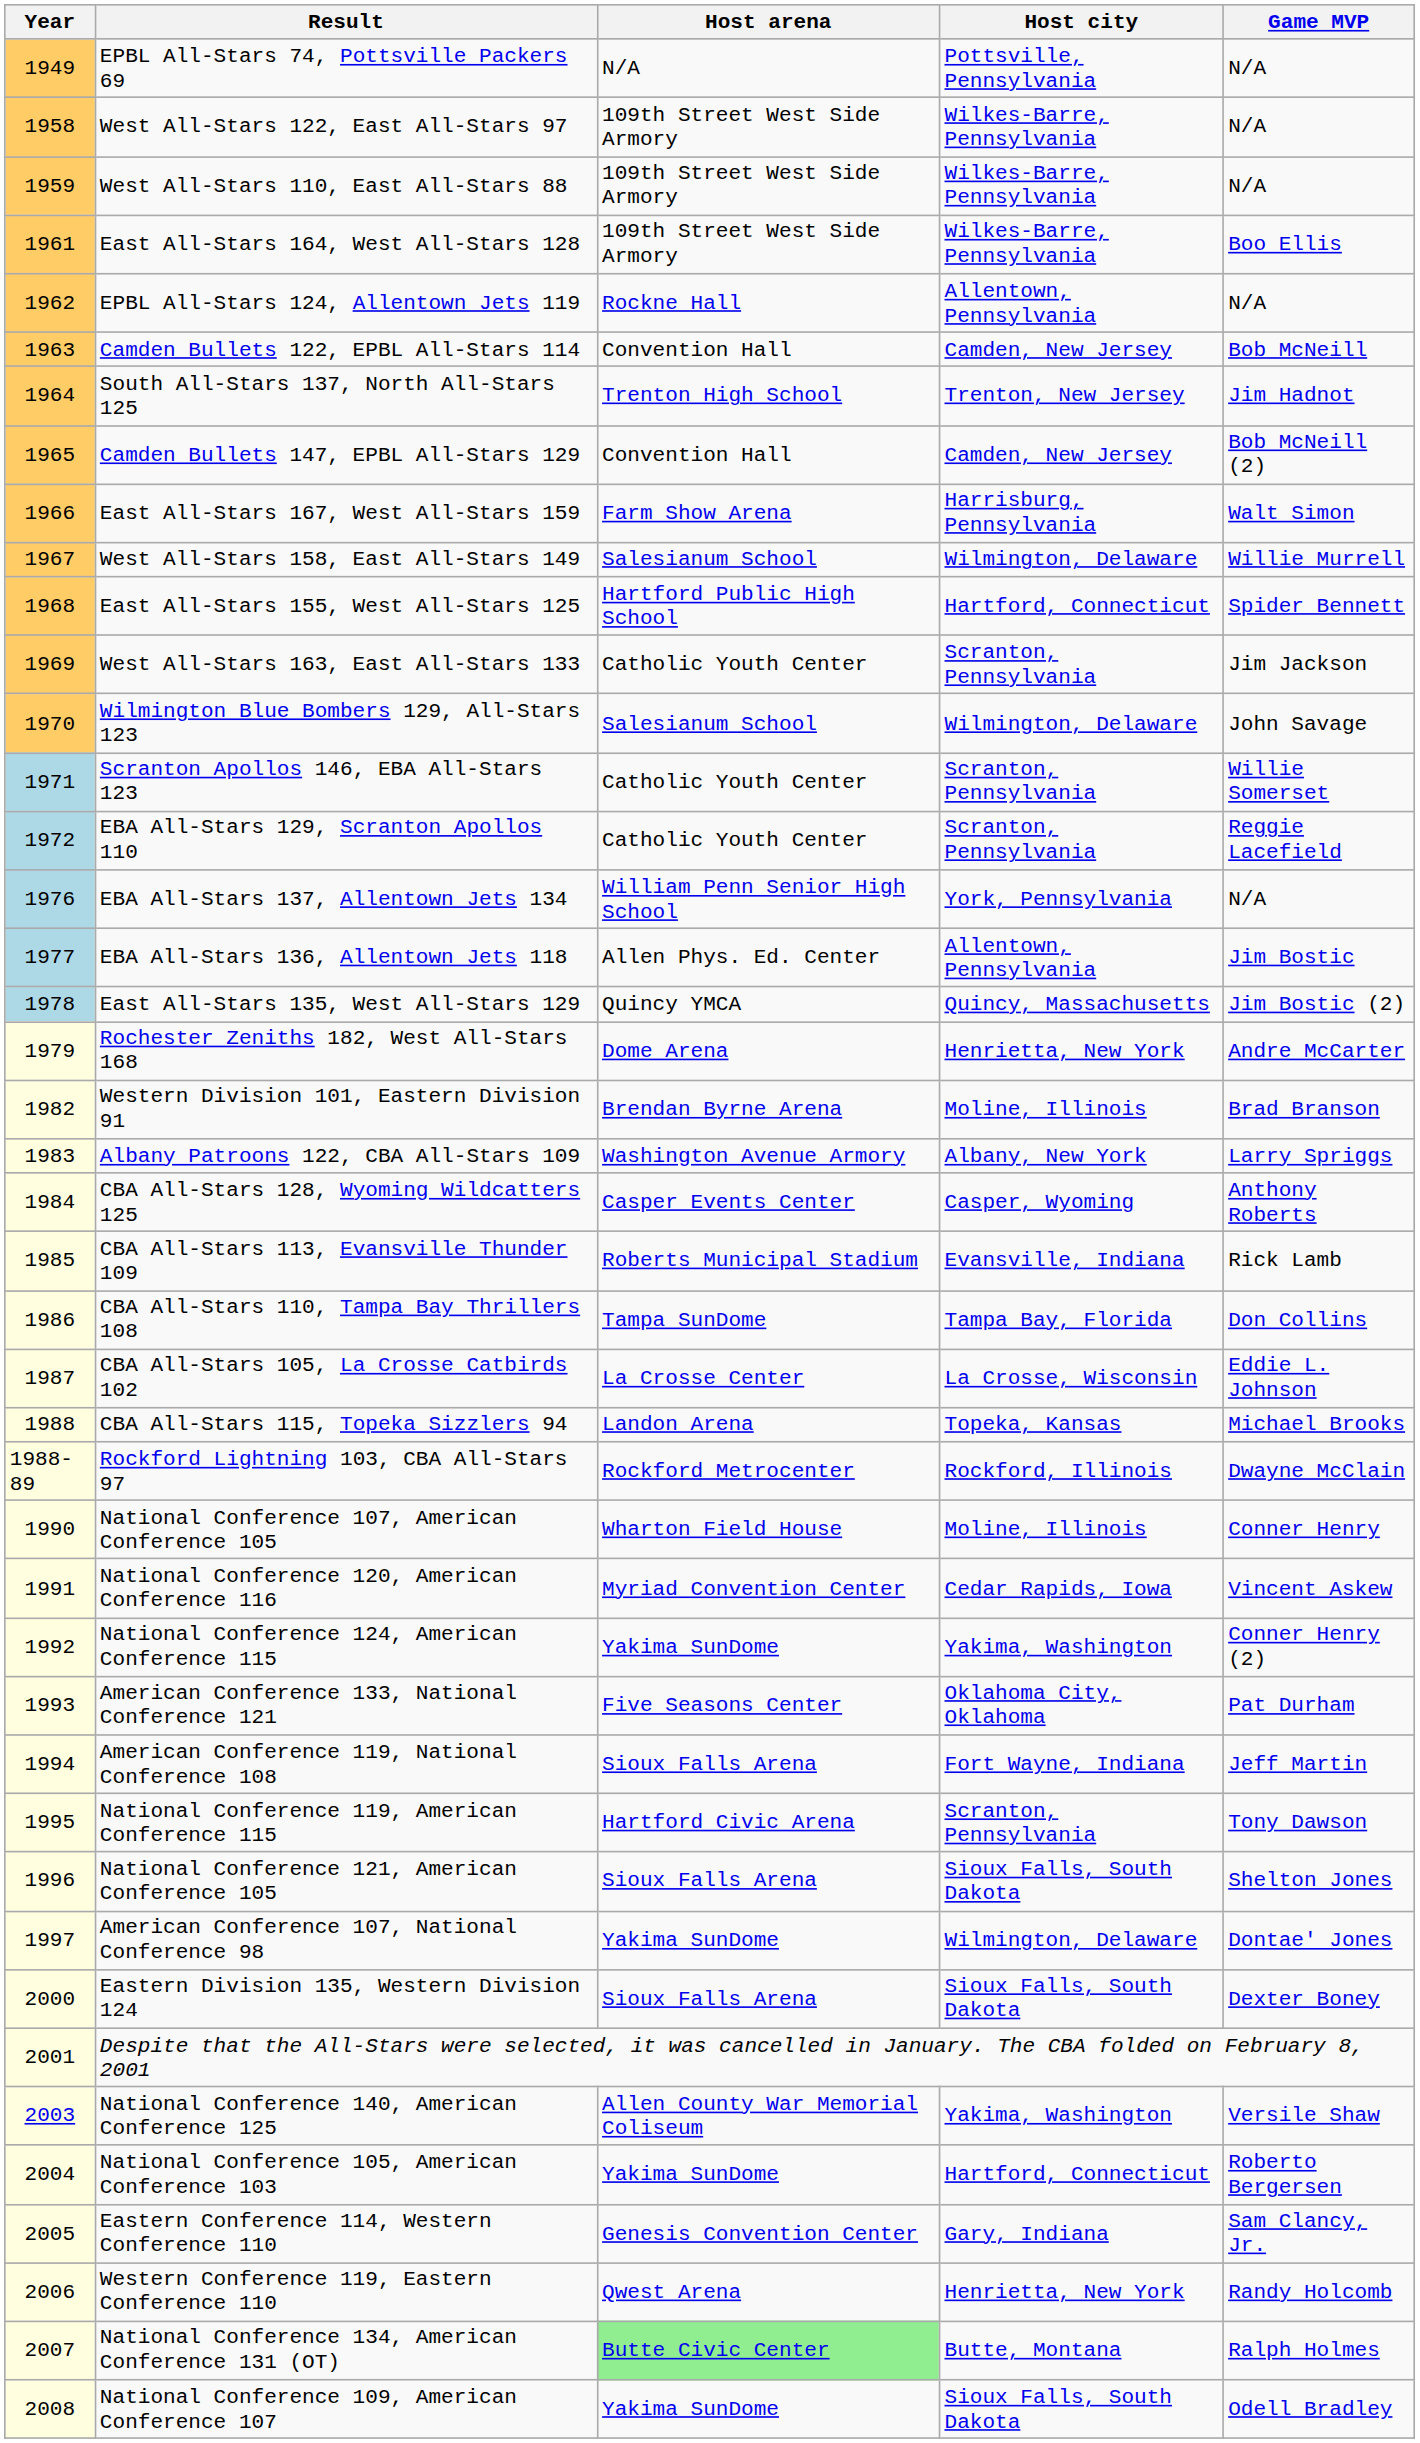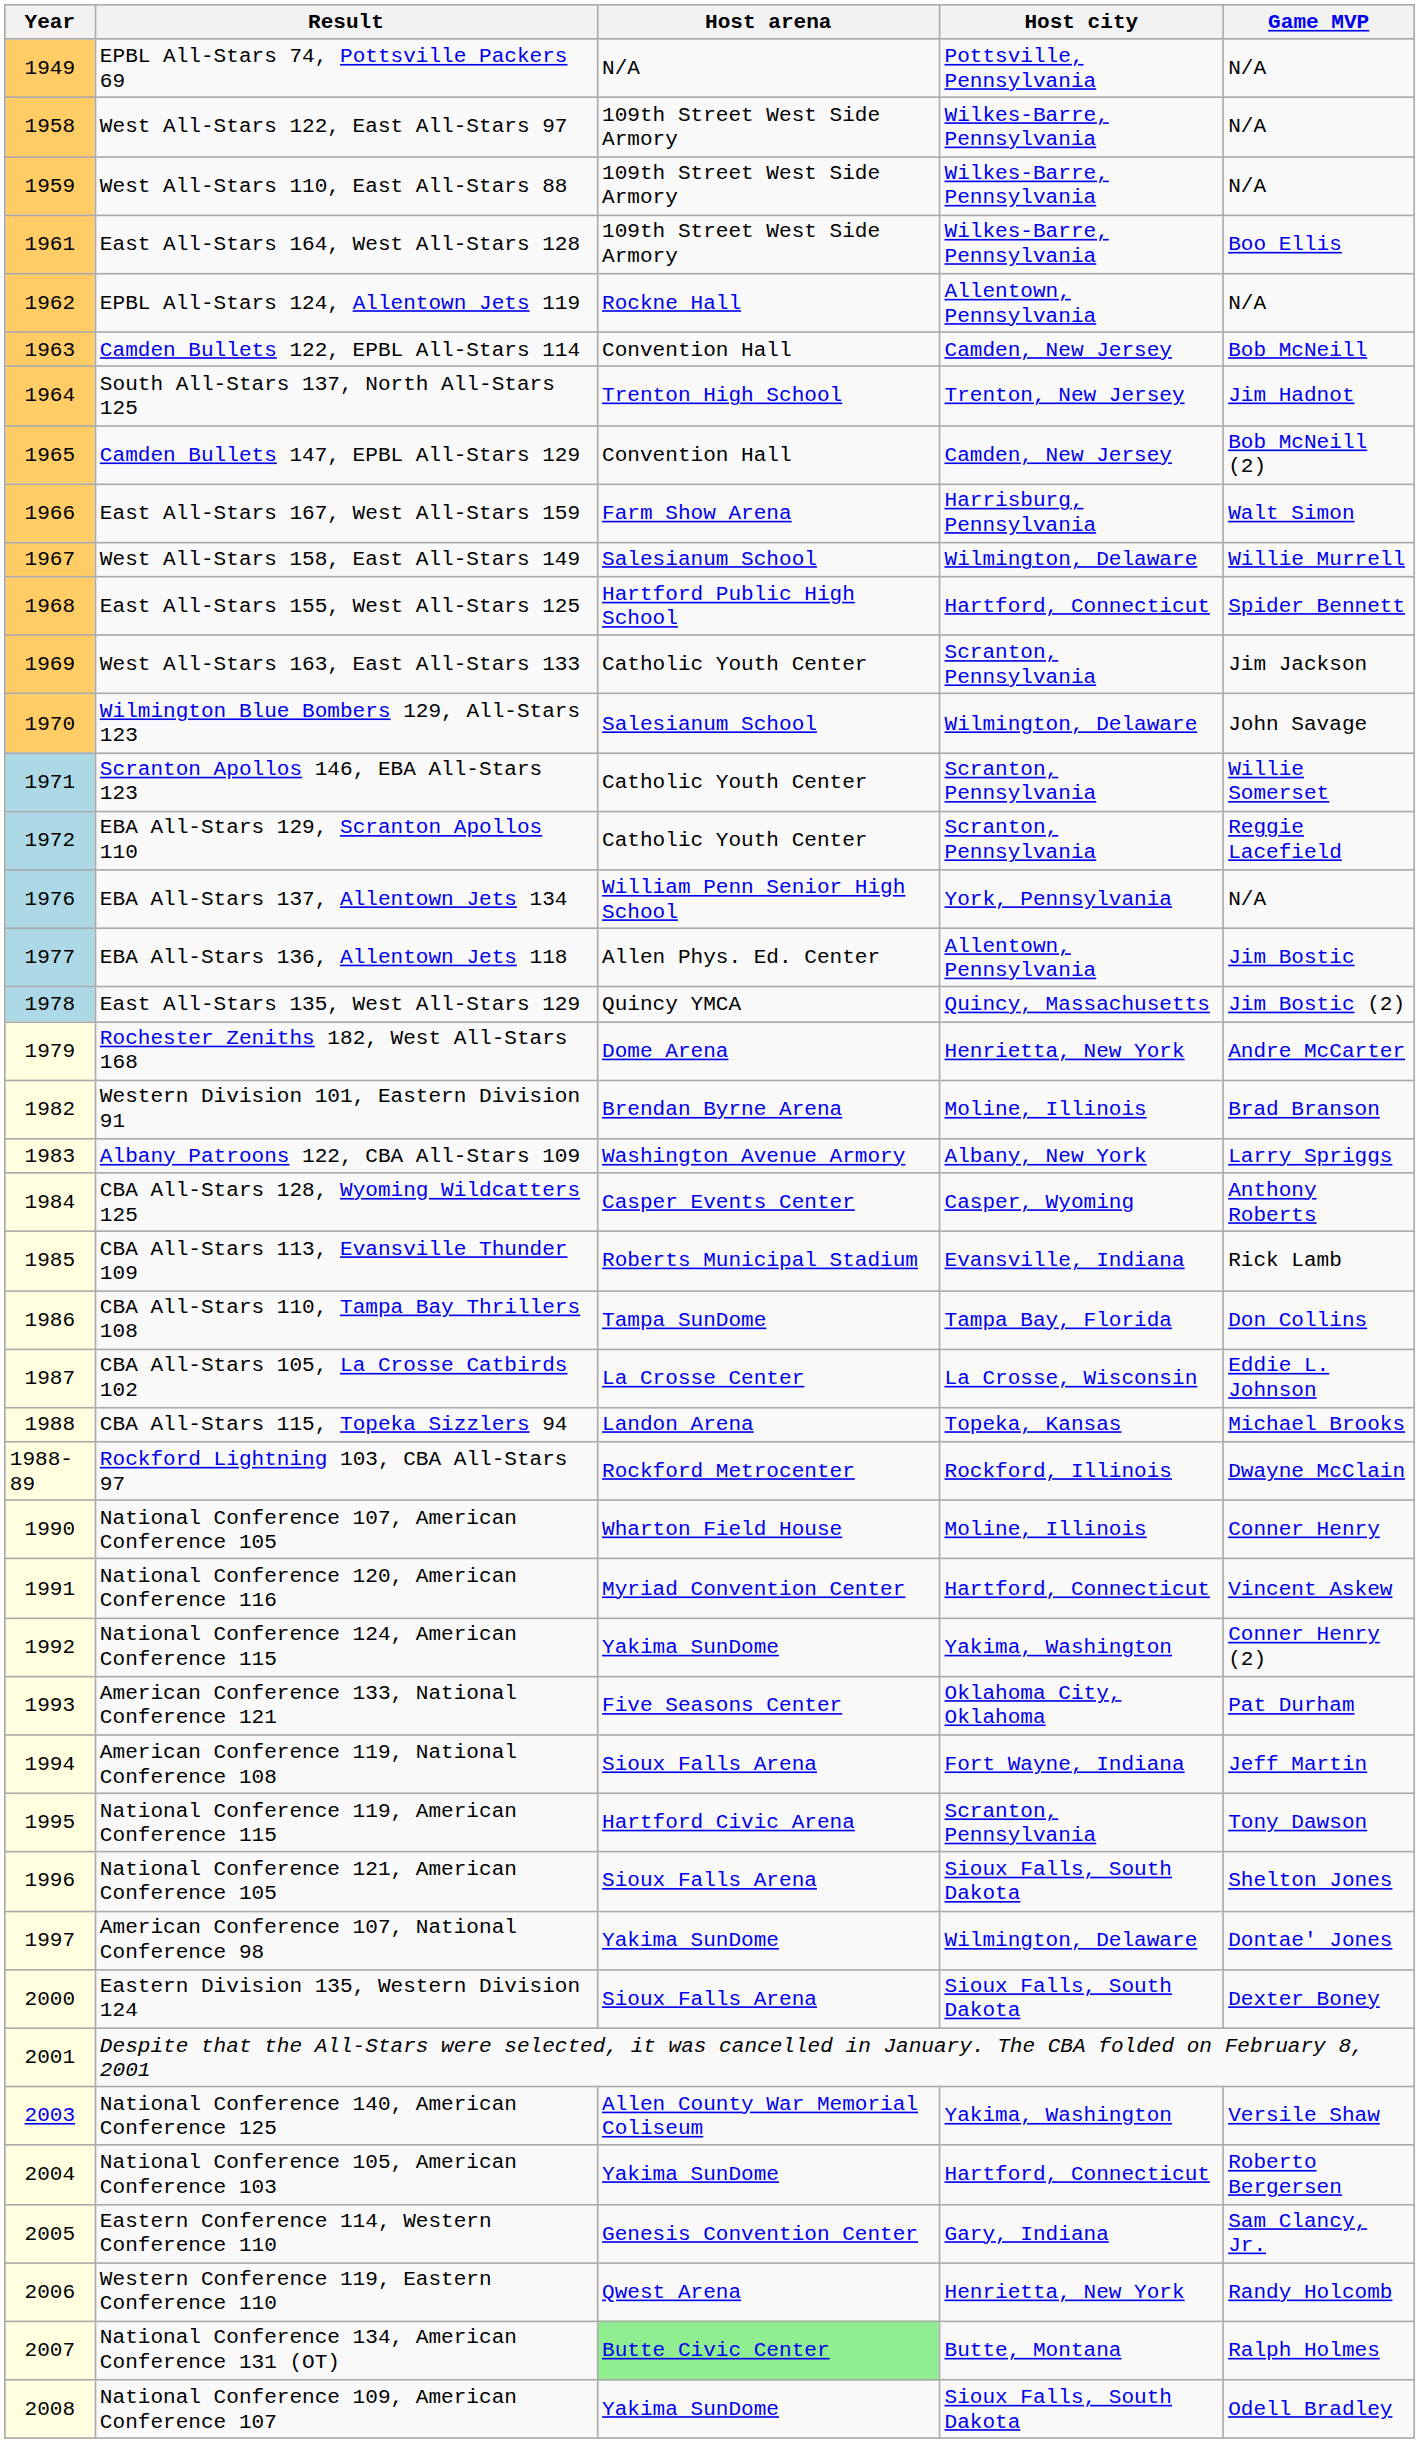(1058, 1588) Cedar Rapids, Iowa -> (1077, 1588) Hartford, Connecticut
